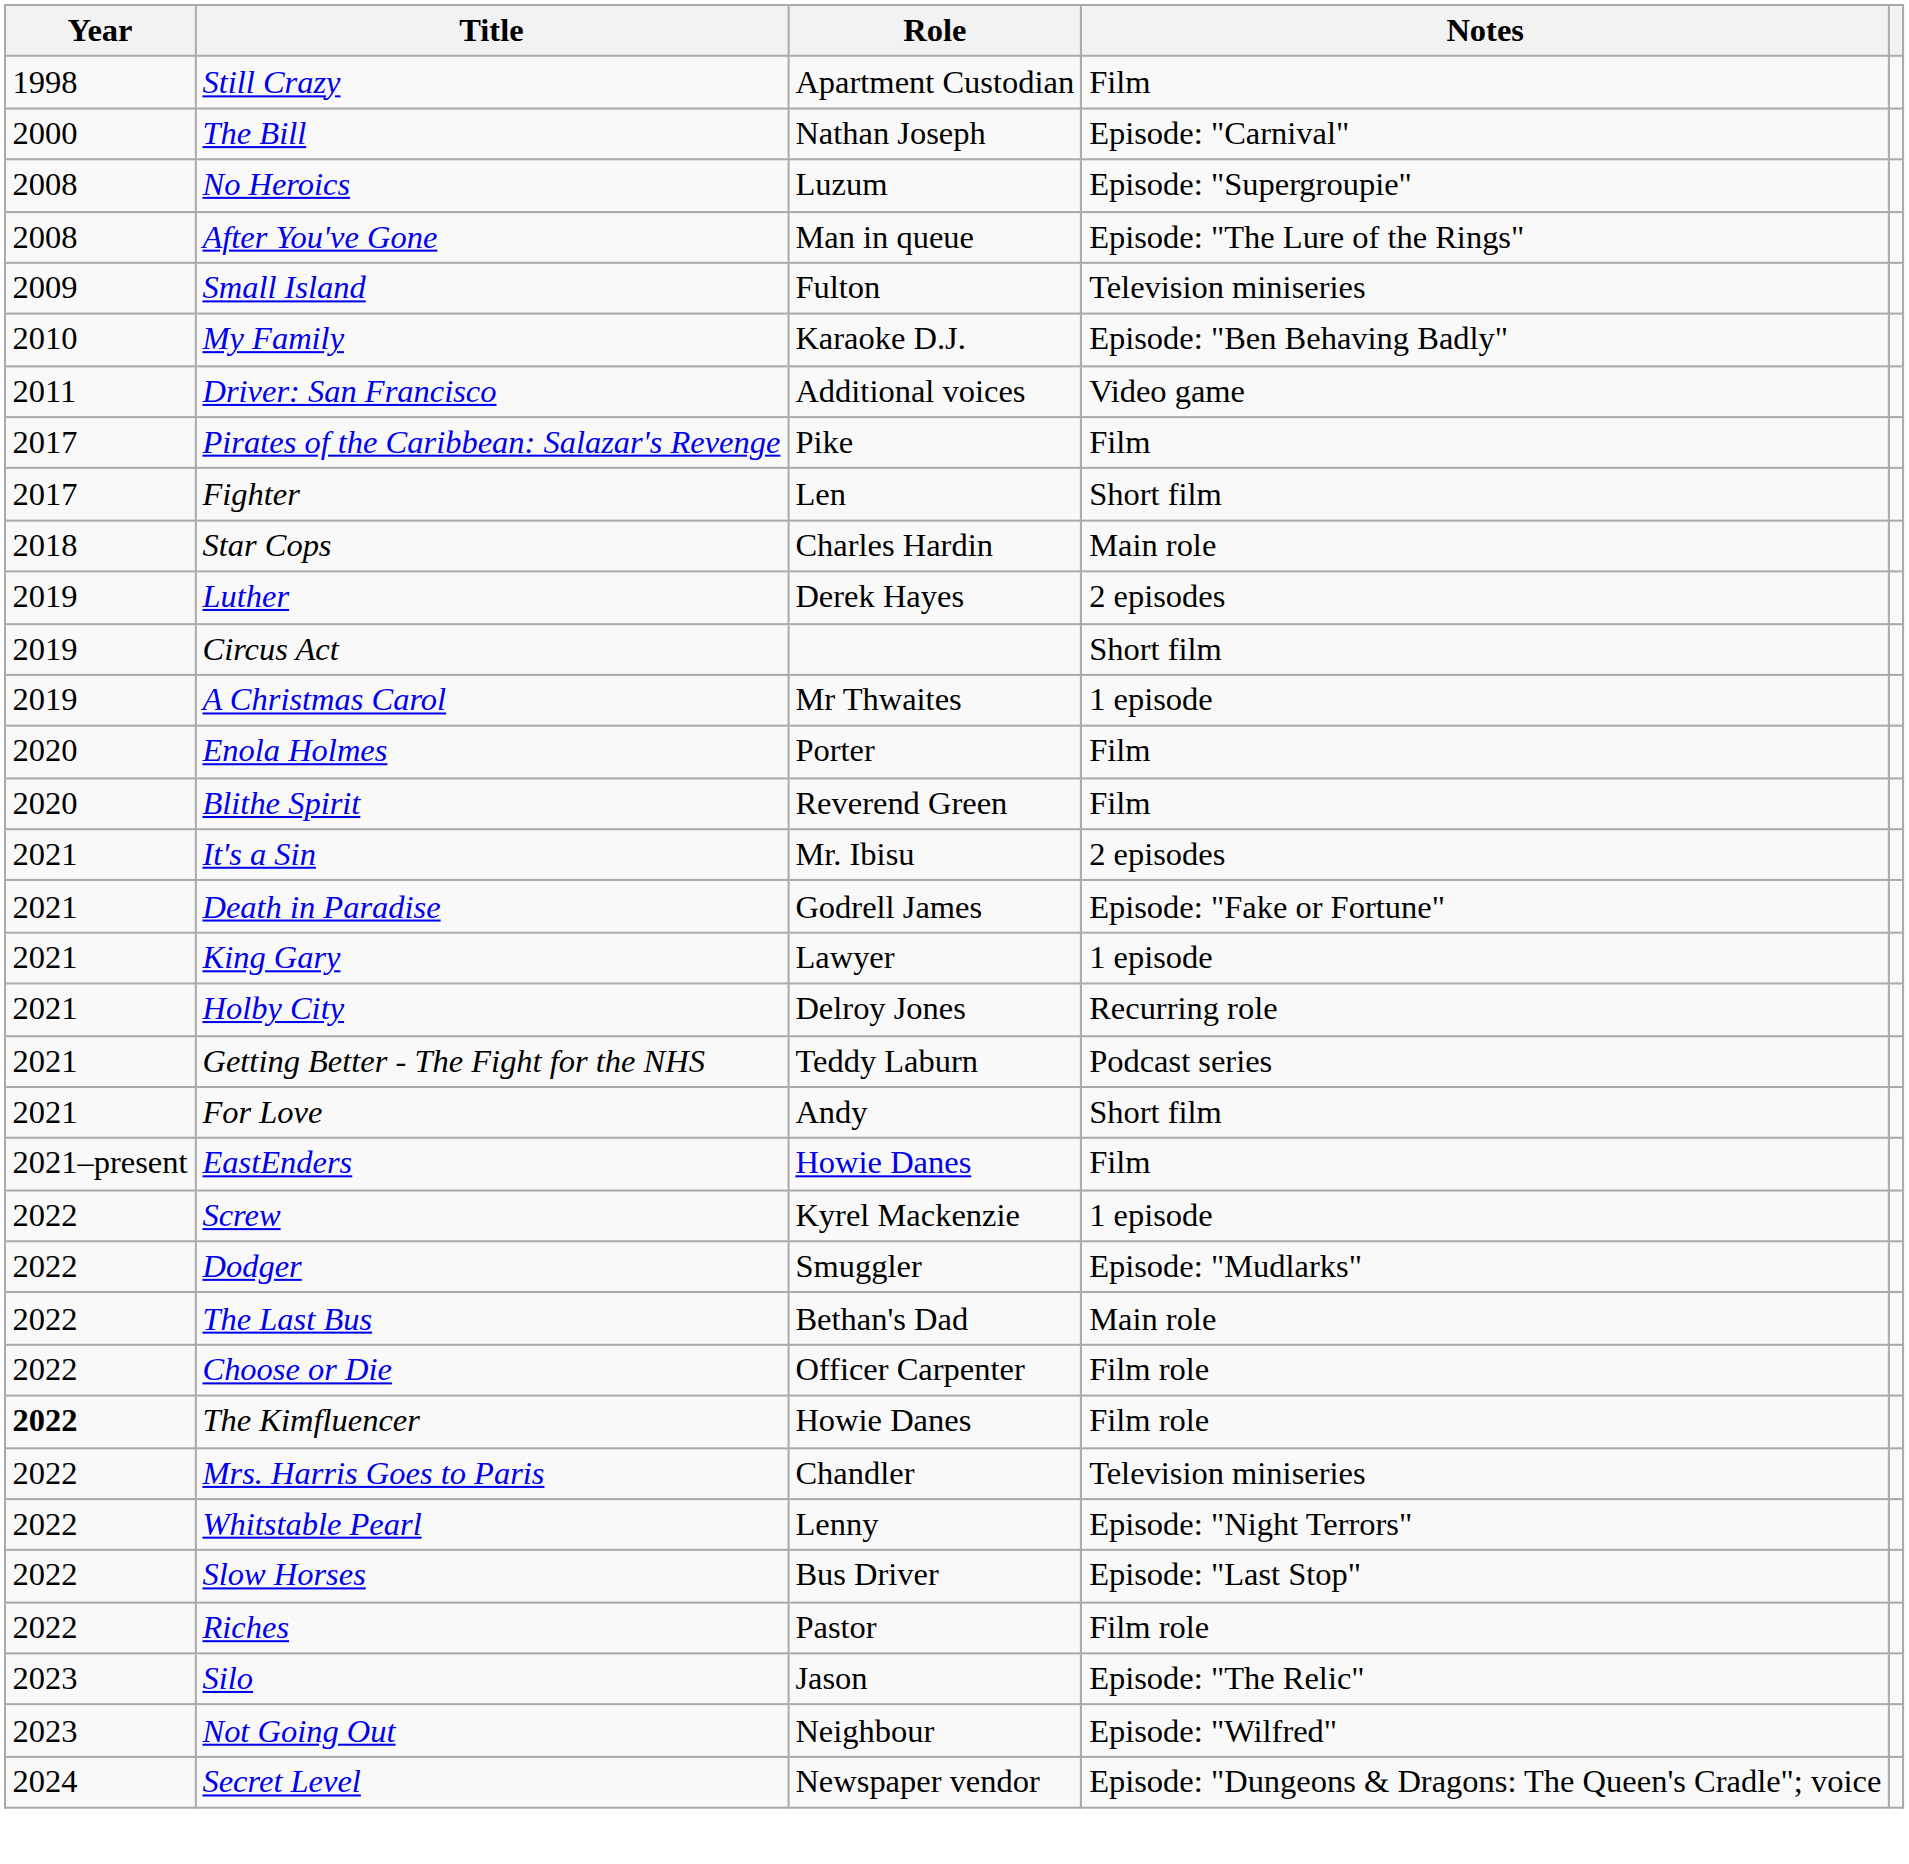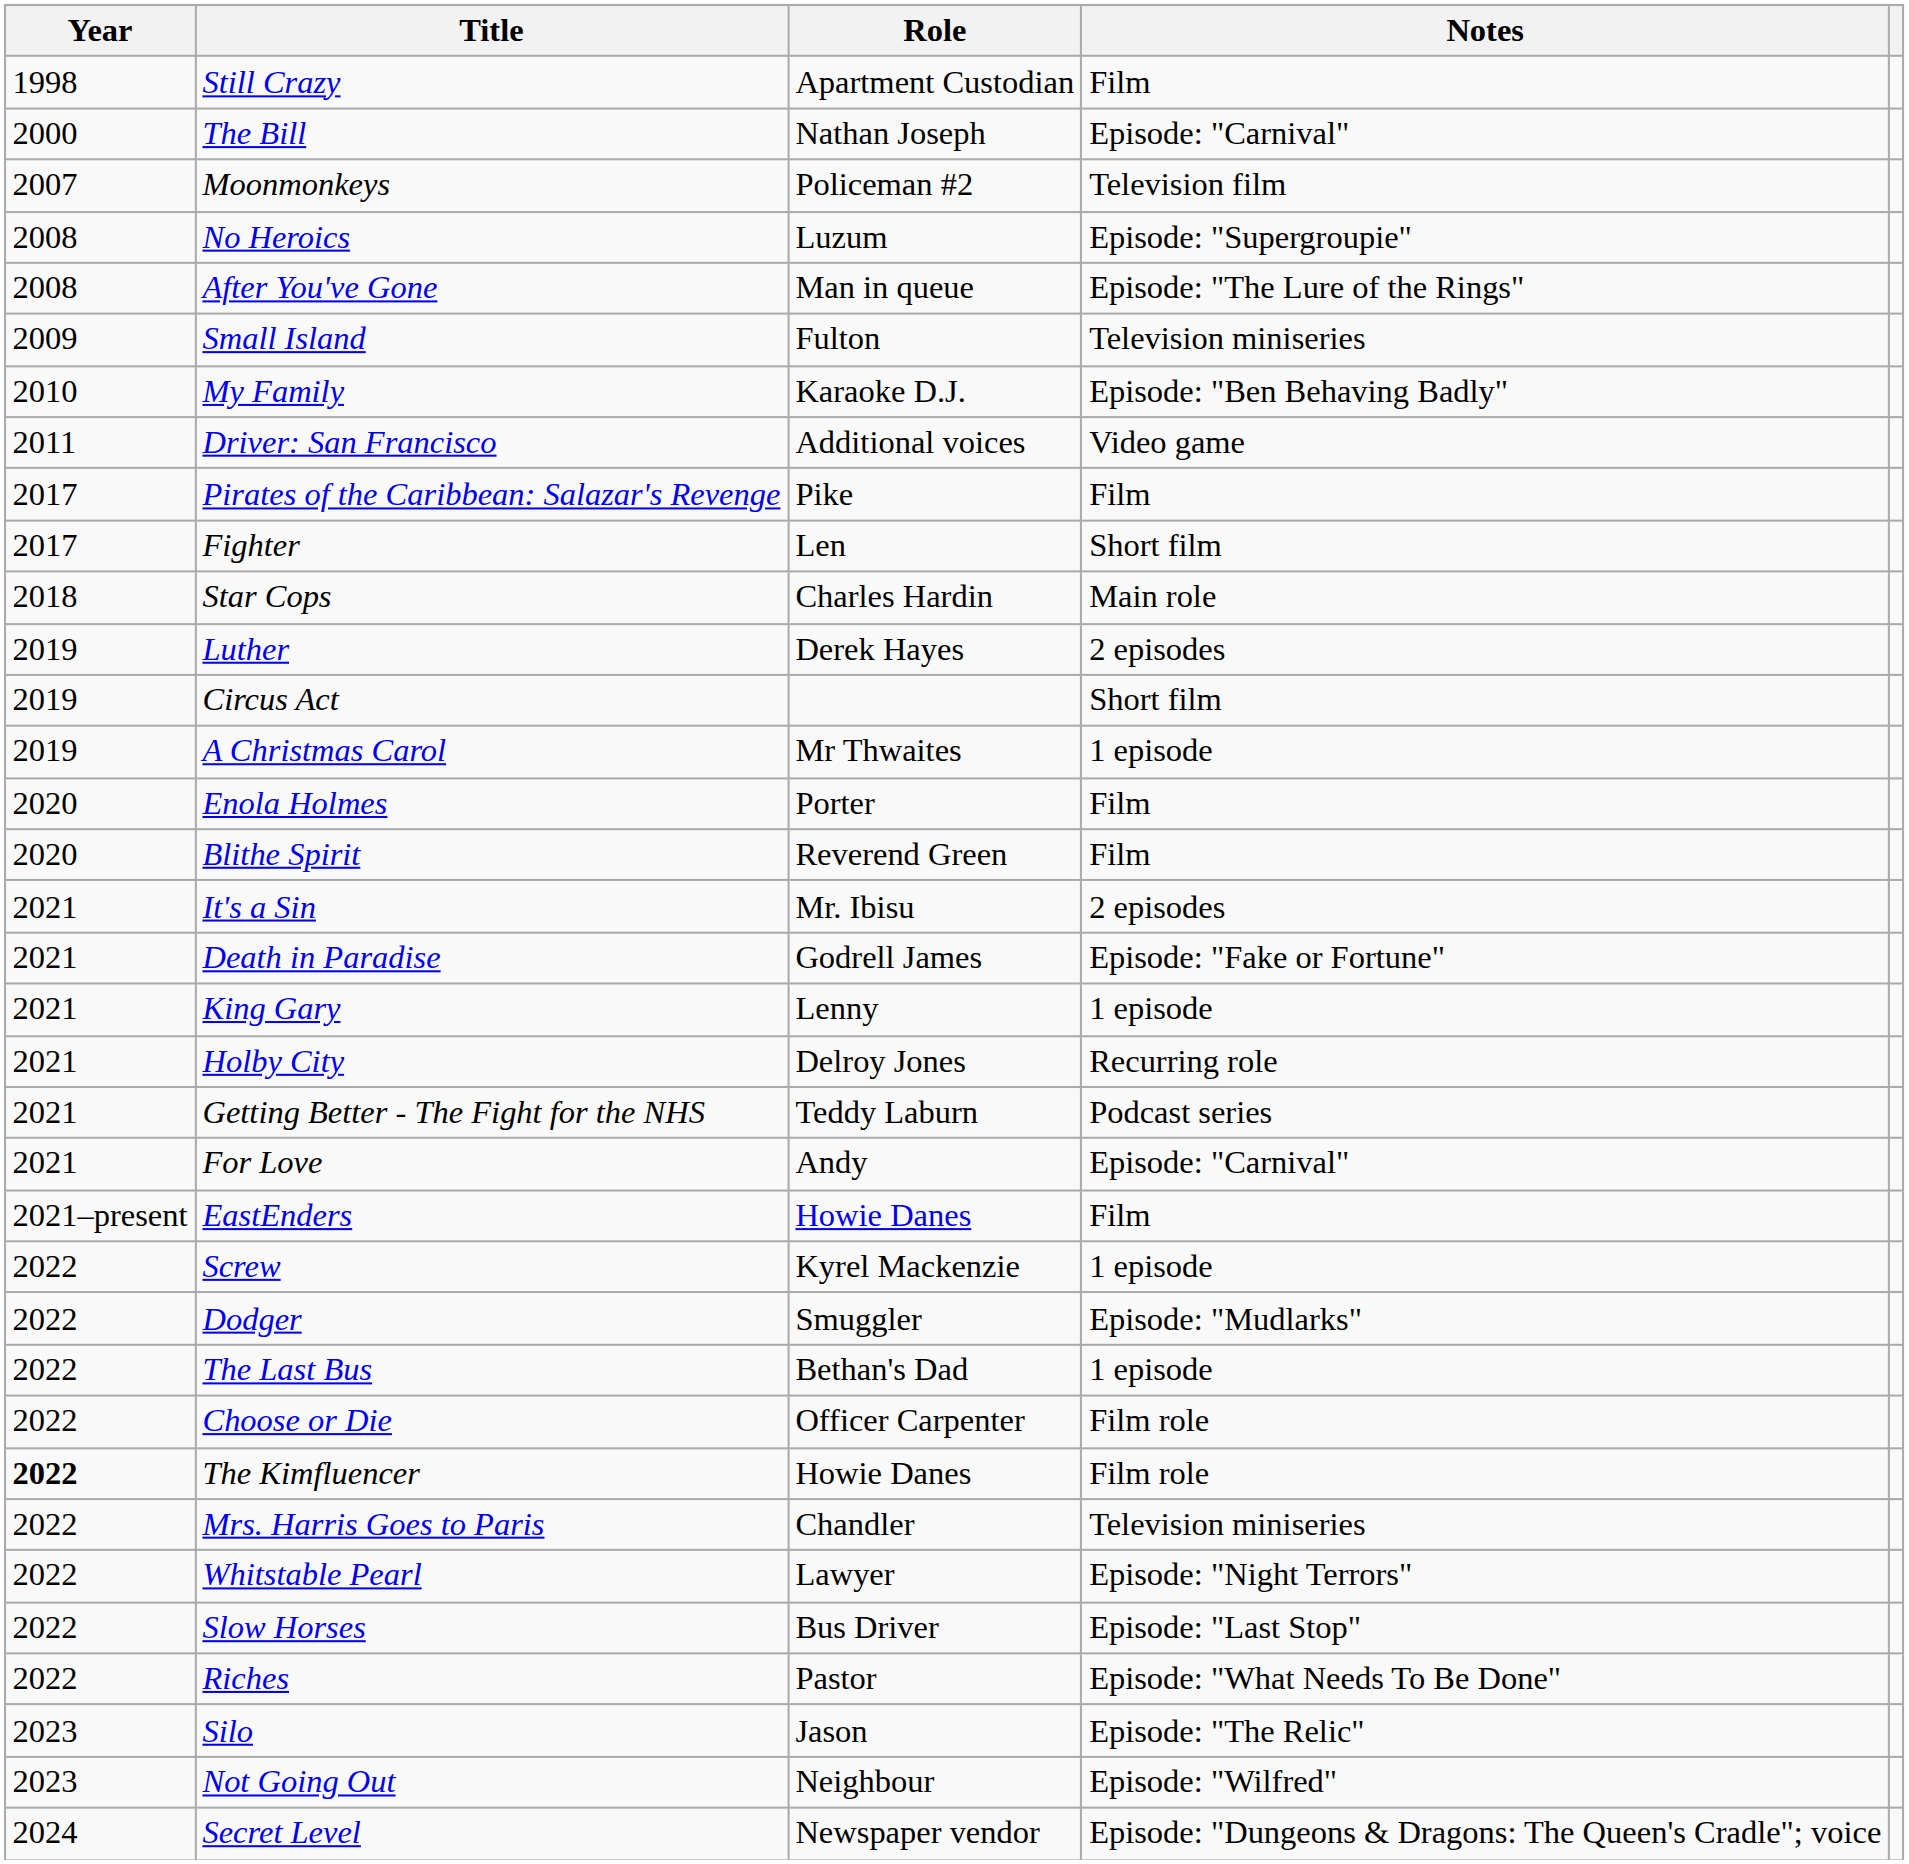+ row: (296, 184)
(845, 957) Lawyer -> (837, 1008) Lenny
(1155, 1111) Short film -> (1219, 1163) Episode: "Carnival"
(1153, 1318) Main role -> (1151, 1369) 1 episode
(837, 1524) Lenny -> (845, 1575) Lawyer
(1149, 1627) Film role -> (1325, 1678) Episode: "What Needs To Be Done"
